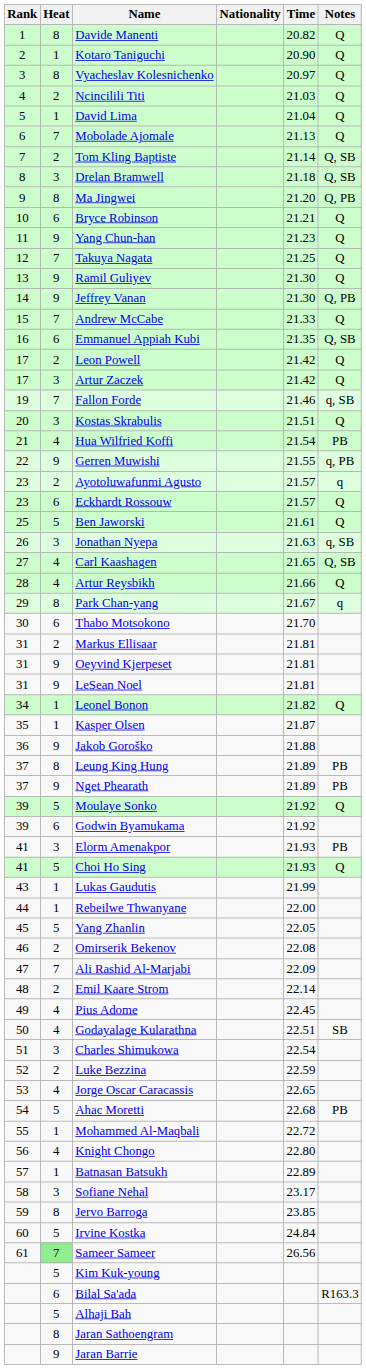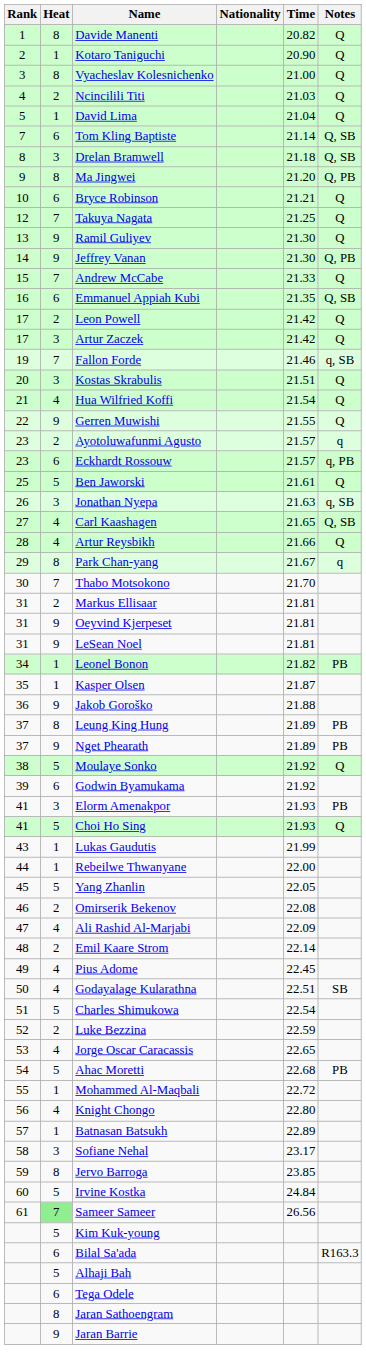(301, 75) 20.97 -> (301, 75) 21.00
- row: (125, 136)
(56, 156) 2 -> (56, 136) 6
- row: (115, 237)
(340, 440) PB -> (340, 400) Q
(340, 461) q, PB -> (340, 420) Q
(340, 501) Q -> (340, 461) q, PB
(56, 623) 6 -> (56, 583) 7
(340, 704) Q -> (340, 664) PB
(22, 806) 39 -> (22, 765) 38
(56, 968) 7 -> (56, 928) 4
(56, 1049) 3 -> (56, 1009) 5
+ row: (105, 1293)
